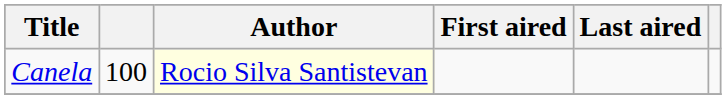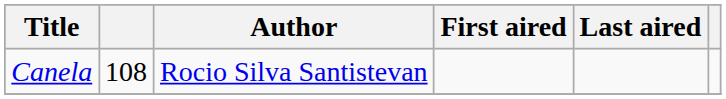(126, 71) 100 -> (126, 71) 108
(294, 71) lightyellow background -> (294, 71) no background
